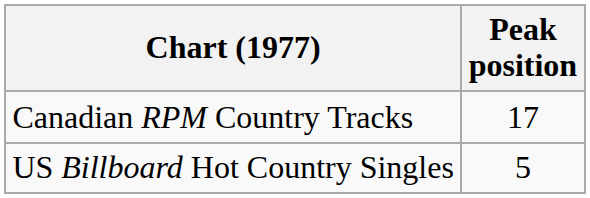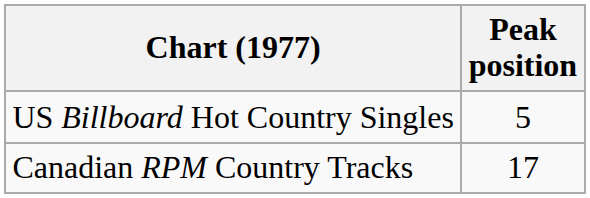rows swapped: (233, 167) <-> (213, 116)
